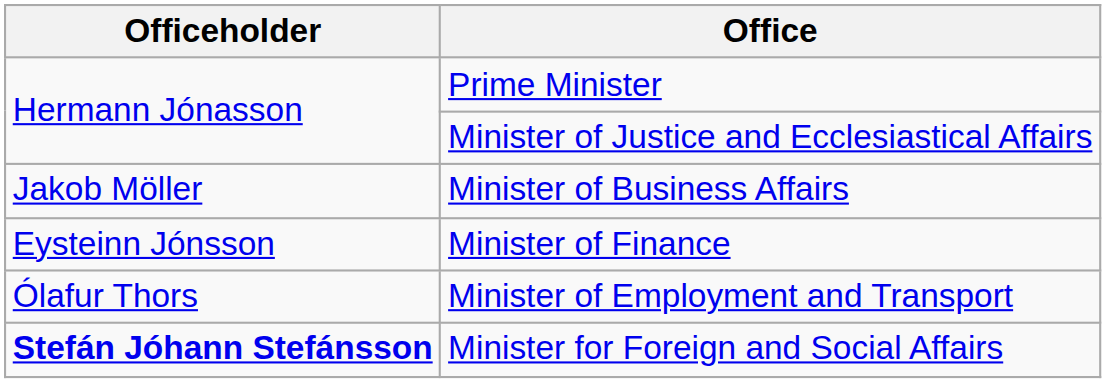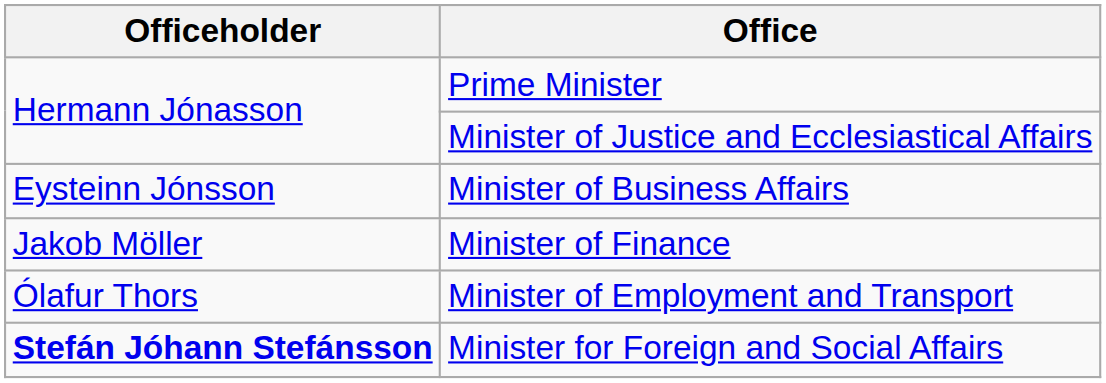(108, 190) Jakob Möller -> (144, 190) Eysteinn Jónsson
(144, 243) Eysteinn Jónsson -> (108, 243) Jakob Möller
